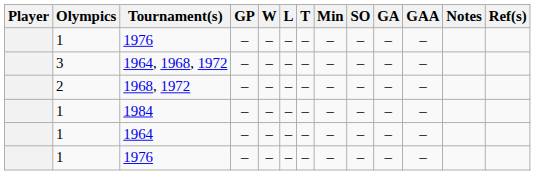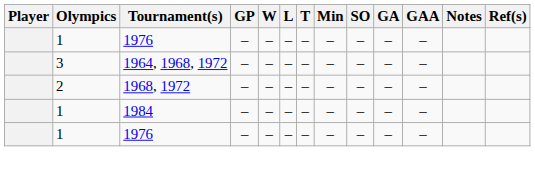- row: (60, 134)
